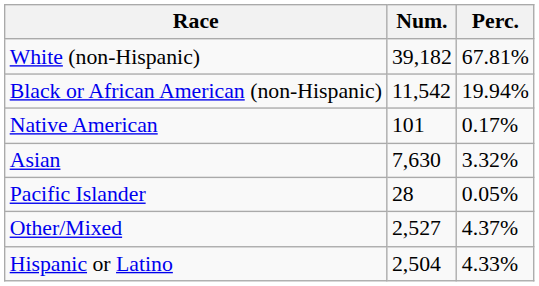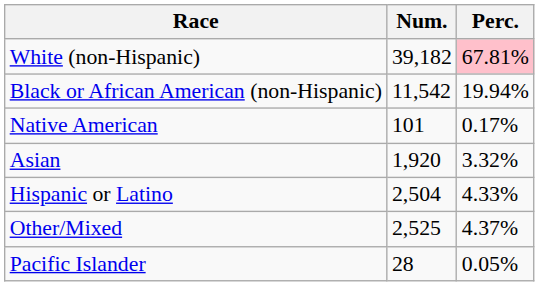(495, 56) no background -> (495, 56) pink background
(416, 159) 7,630 -> (416, 159) 1,920
rows swapped: (78, 194) <-> (91, 263)
(416, 228) 2,527 -> (416, 228) 2,525
